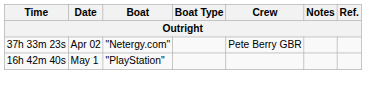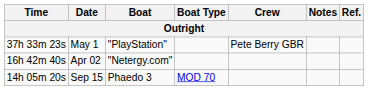(86, 45) Apr 02 -> (85, 45) May 1
(138, 45) "Netergy.com" -> (137, 45) "PlayStation"
(85, 61) May 1 -> (86, 61) Apr 02
(135, 61) "PlayStation" -> (140, 61) "Netergy.com"
+ row: (36, 77)
